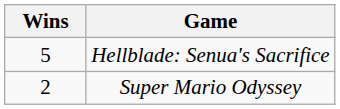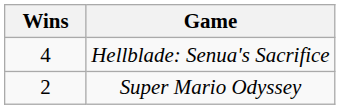(46, 54) 5 -> (46, 54) 4
